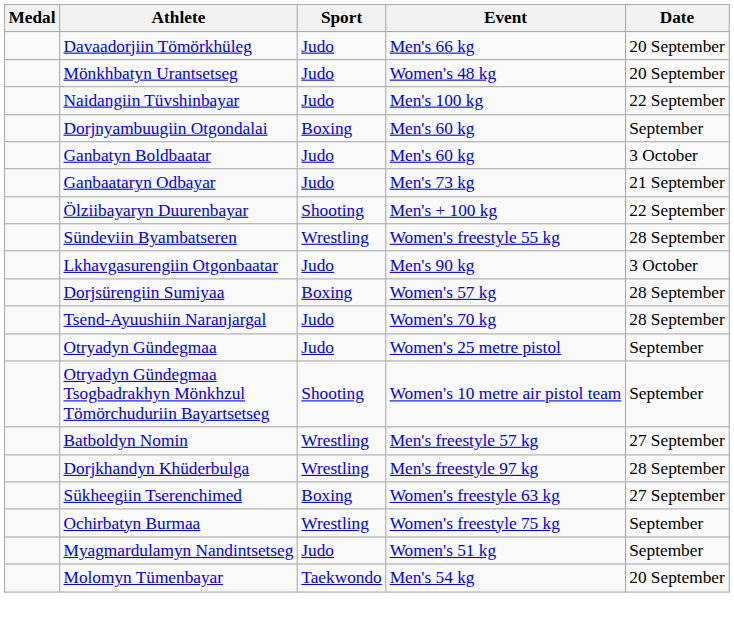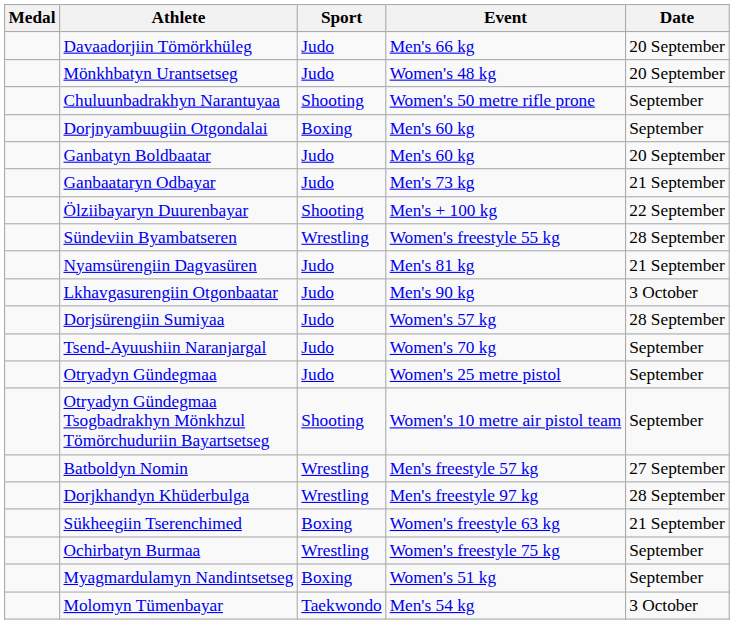- row: (151, 100)
+ row: (172, 100)
(664, 155) 3 October -> (677, 155) 20 September
+ row: (160, 264)
(327, 292) Boxing -> (318, 319) Judo
(677, 319) 28 September -> (666, 347) September
(677, 495) 27 September -> (677, 522) 21 September
(318, 550) Judo -> (327, 577) Boxing
(677, 577) 20 September -> (664, 605) 3 October
